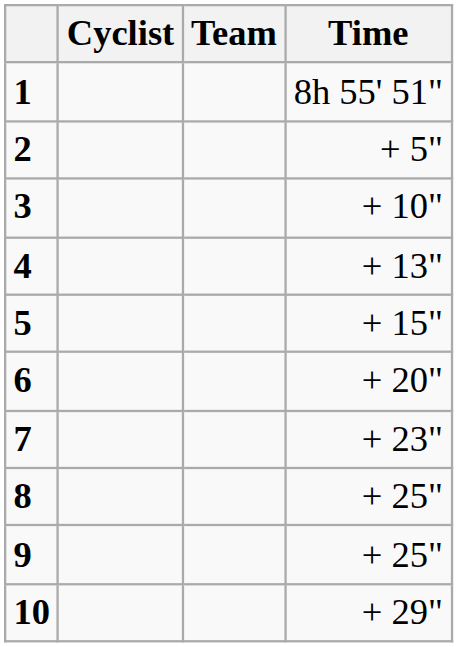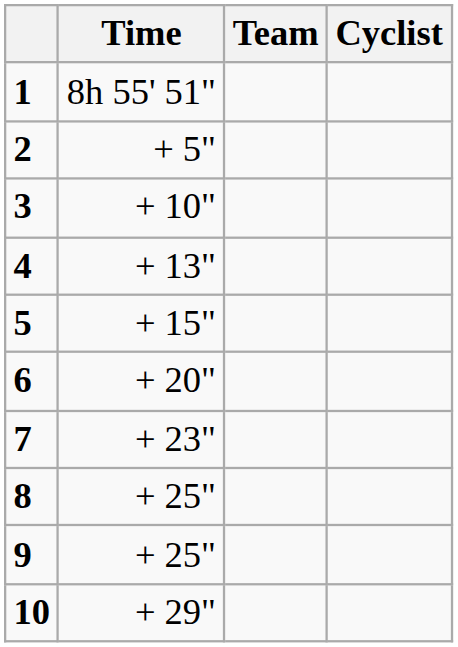columns swapped: (121, 33) <-> (368, 33)
